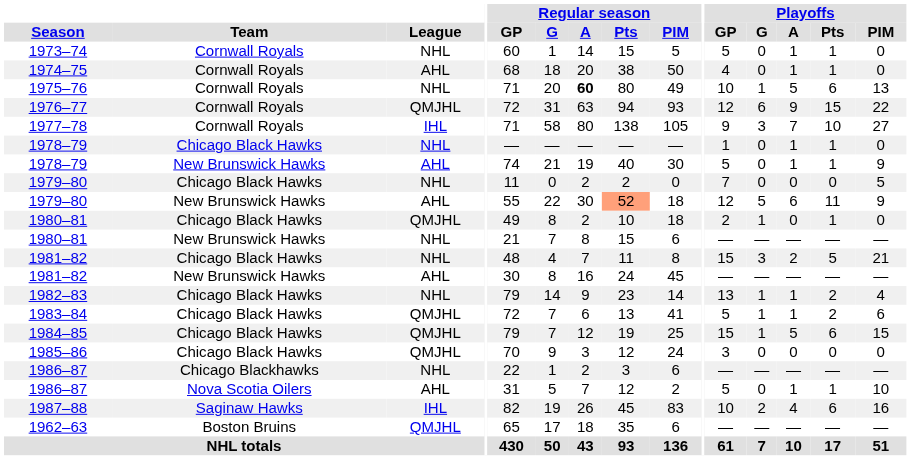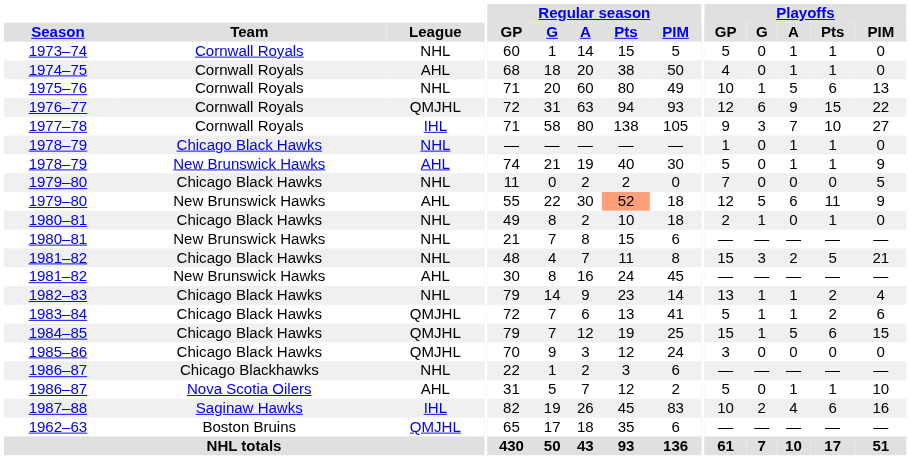(585, 88) bold -> (585, 88) normal
(435, 220) QMJHL -> (435, 220) NHL
